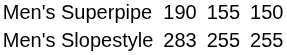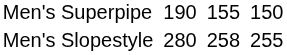(180, 40) 283 -> (180, 40) 280
(223, 40) 255 -> (223, 40) 258
